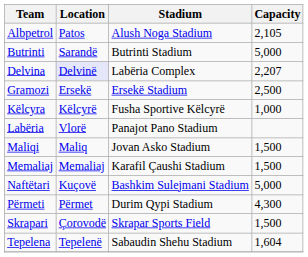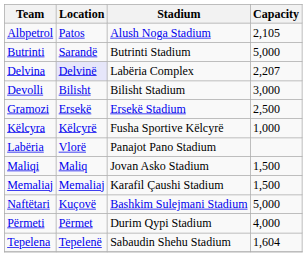+ row: (25, 90)
(268, 204) 4,300 -> (267, 223) 4,000
- row: (27, 223)
